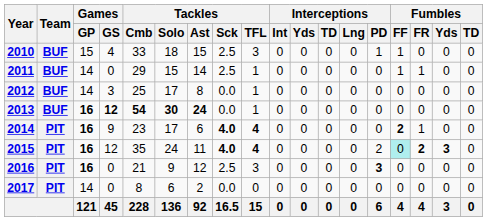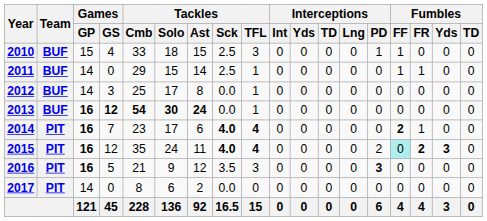(111, 129) 9 -> (111, 129) 7
(111, 168) 0 -> (111, 168) 5
(227, 168) 2.5 -> (227, 168) 3.5
